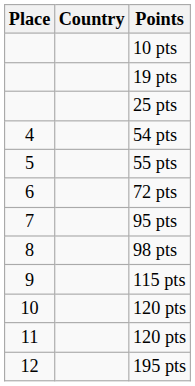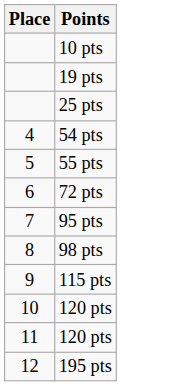- column: (92, 18)
